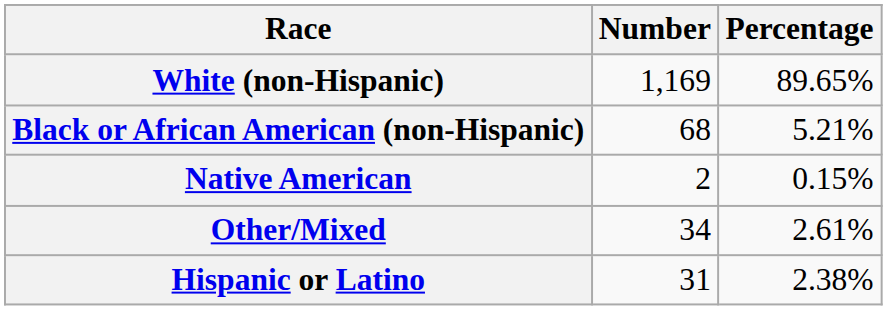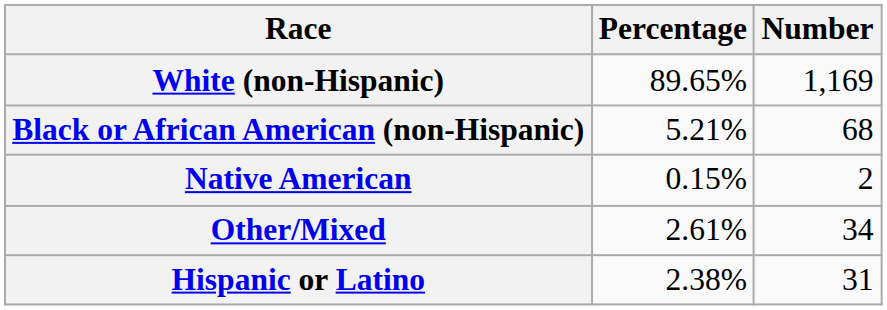columns swapped: (655, 29) <-> (800, 29)
